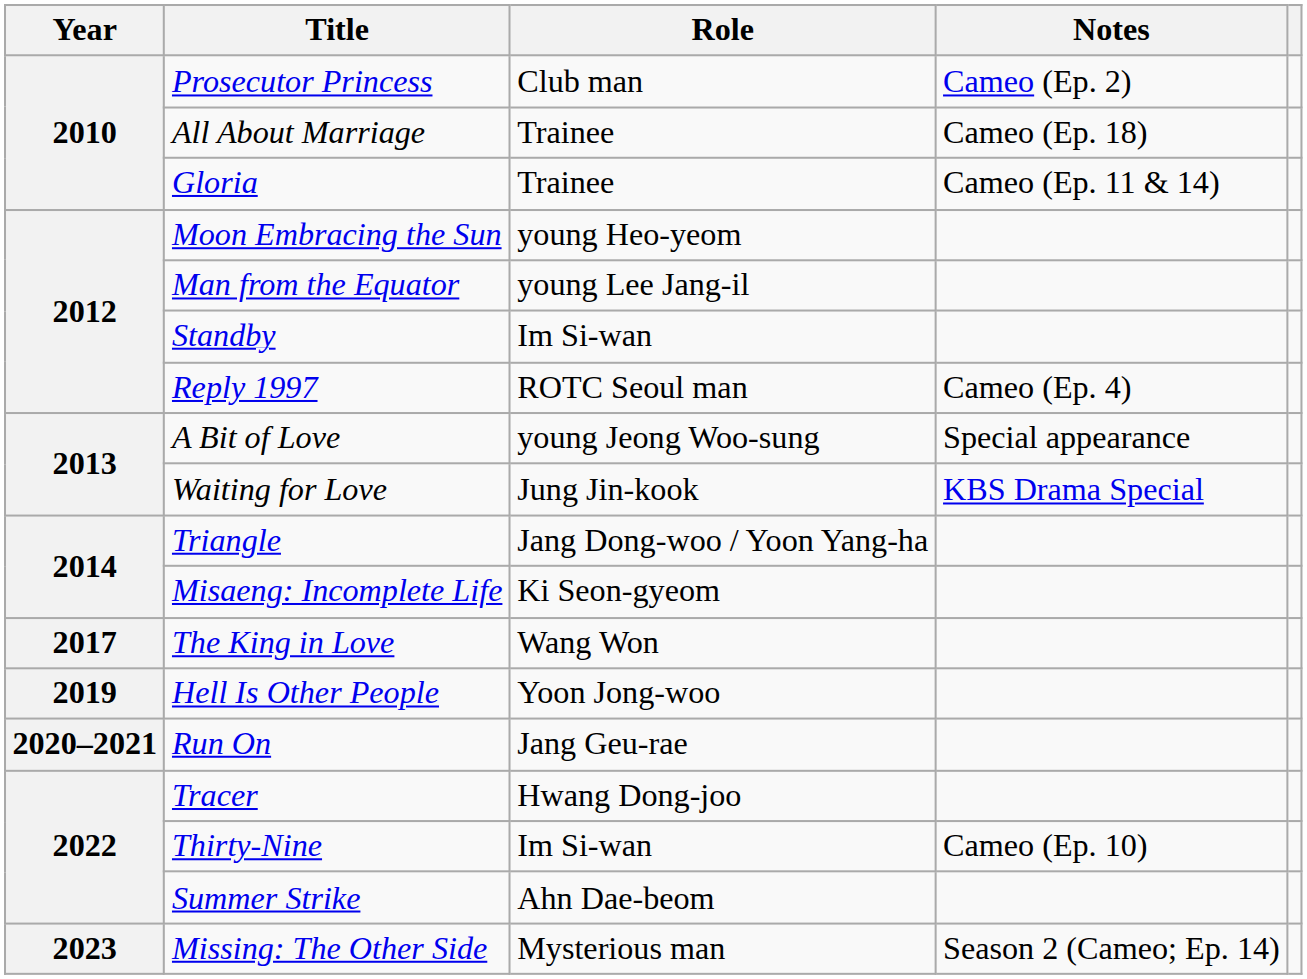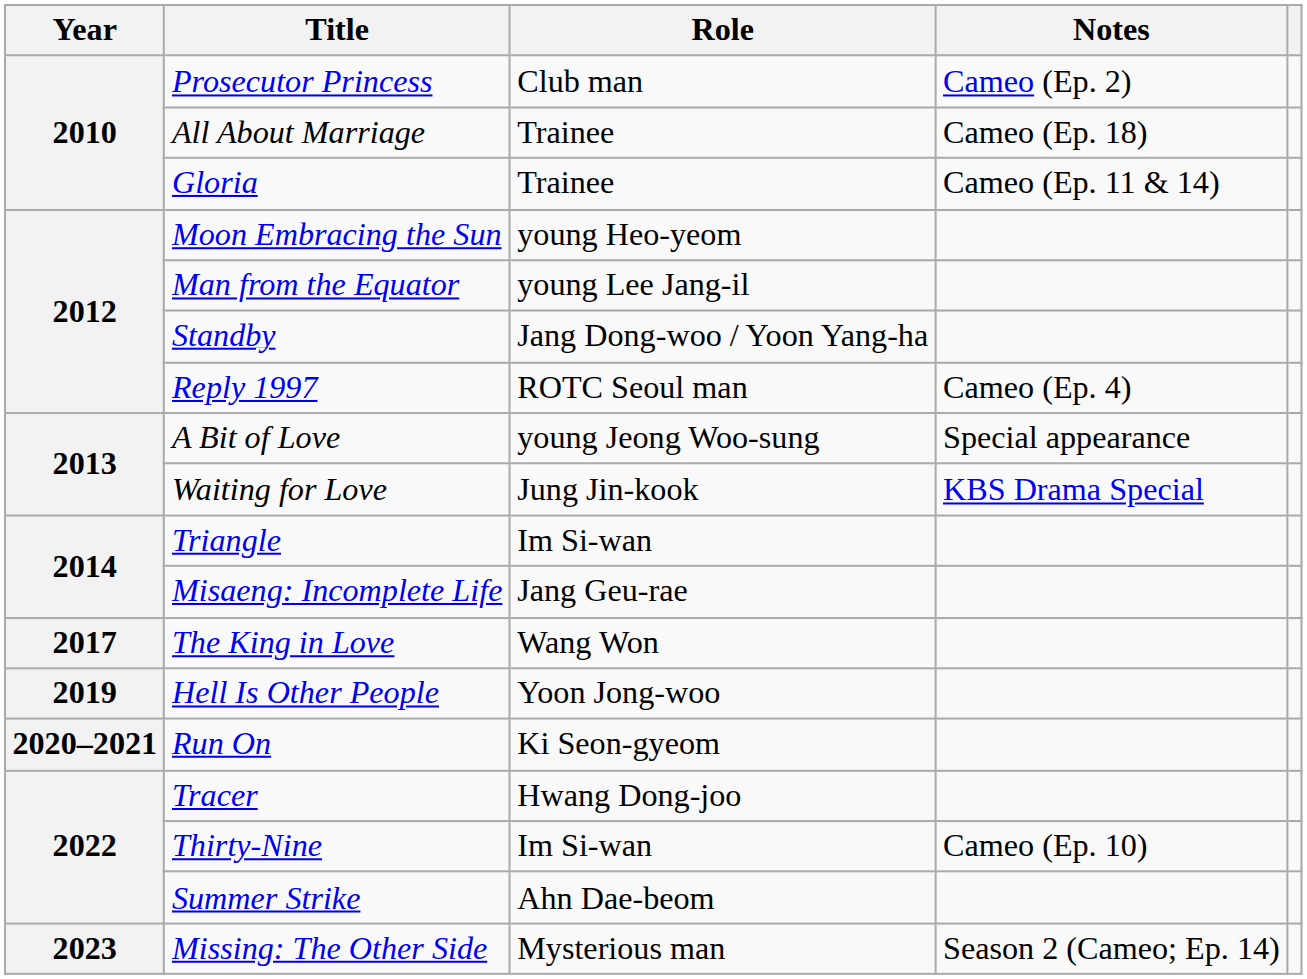(585, 336) Im Si-wan -> (723, 336) Jang Dong-woo / Yoon Yang-ha
(723, 540) Jang Dong-woo / Yoon Yang-ha -> (585, 540) Im Si-wan
(619, 591) Ki Seon-gyeom -> (603, 591) Jang Geu-rae
(603, 744) Jang Geu-rae -> (619, 744) Ki Seon-gyeom
